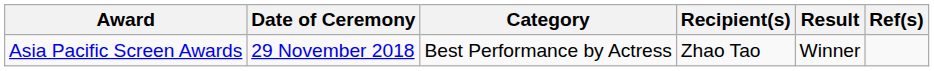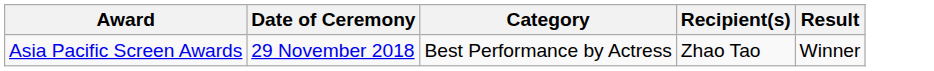- column: (896, 19)
